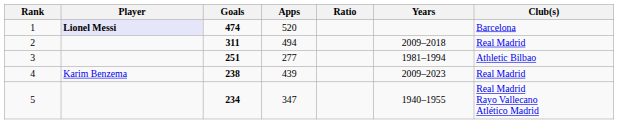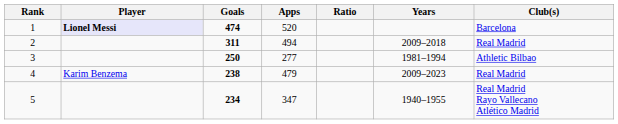(232, 58) 251 -> (232, 58) 250
(289, 74) 439 -> (289, 74) 479
